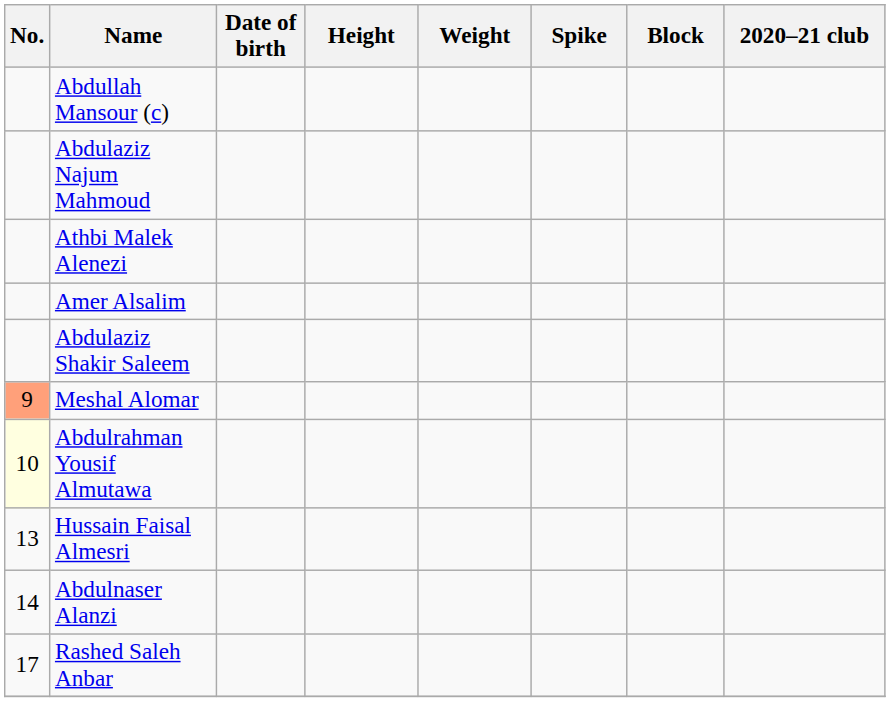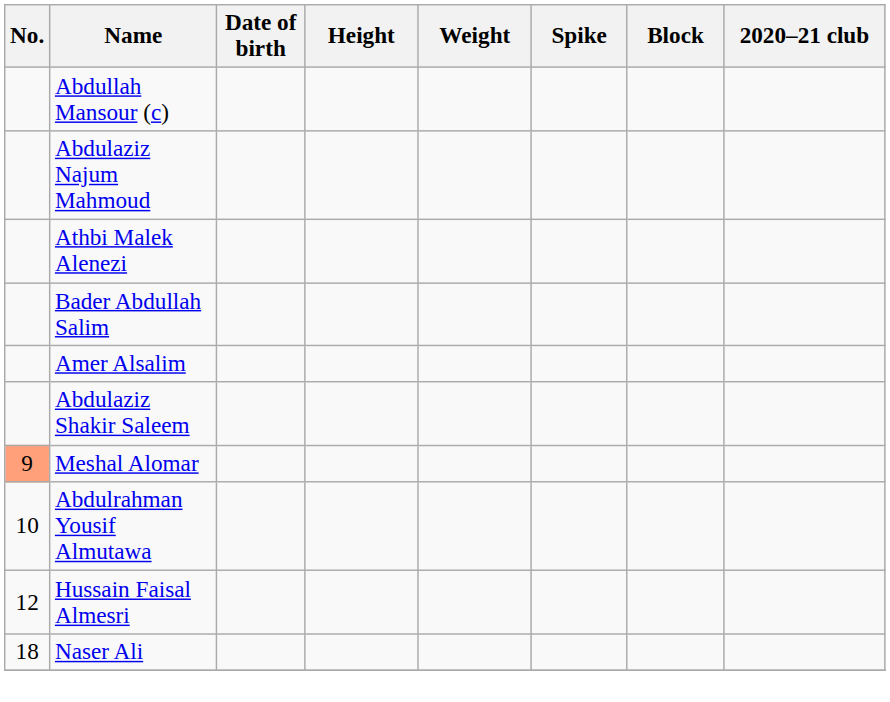+ row: (128, 313)
(27, 463) lightyellow background -> (27, 526) no background
(27, 539) 13 -> (27, 601) 12
- row: (108, 601)
- row: (118, 664)
+ row: (99, 651)
